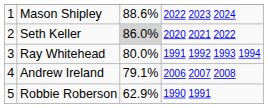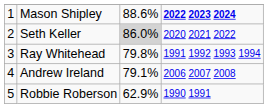(200, 14) normal -> (200, 14) bold
(141, 53) 80.0% -> (141, 53) 79.8%
